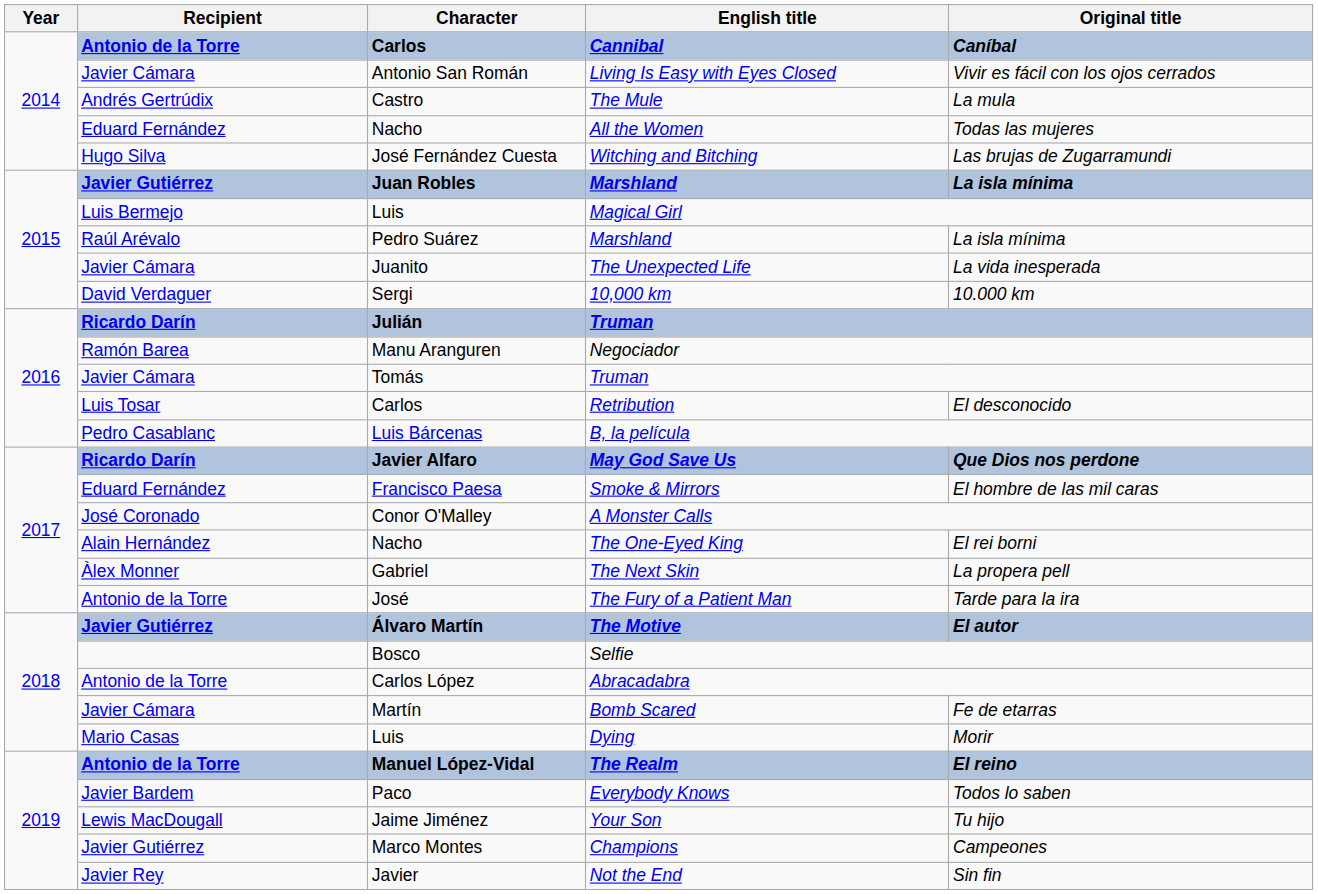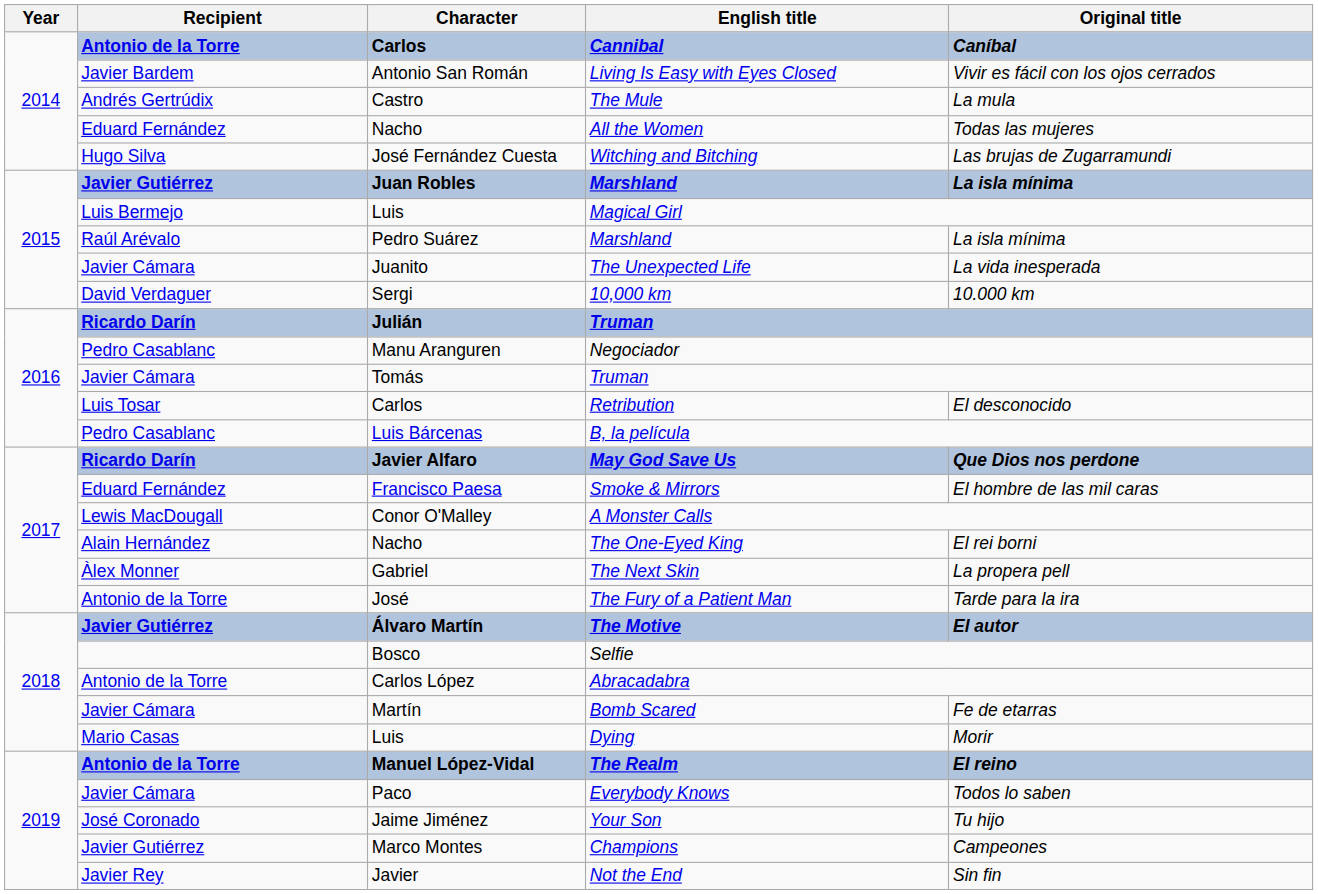(138, 73) Javier Cámara -> (137, 73) Javier Bardem
(135, 350) Ramón Barea -> (148, 350) Pedro Casablanc
(140, 516) José Coronado -> (152, 516) Lewis MacDougall
(137, 792) Javier Bardem -> (138, 792) Javier Cámara
(152, 820) Lewis MacDougall -> (140, 820) José Coronado
